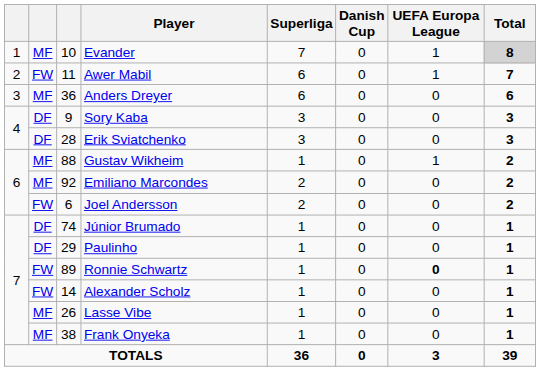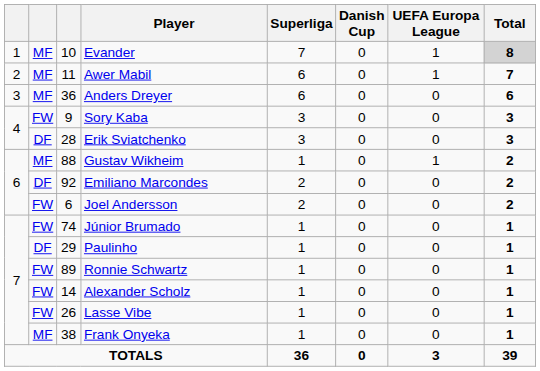(43, 74) FW -> (43, 74) MF
(43, 117) DF -> (43, 117) FW
(43, 182) MF -> (43, 182) DF
(43, 226) DF -> (43, 226) FW
(436, 269) bold -> (436, 269) normal
(43, 312) MF -> (43, 312) FW
